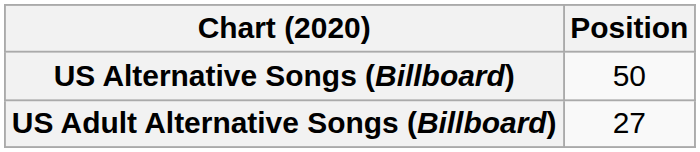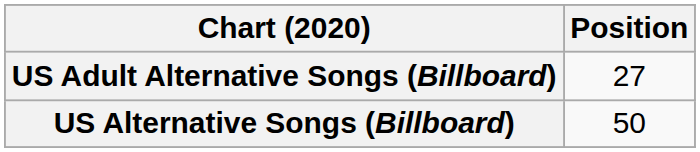rows swapped: (284, 123) <-> (284, 75)
